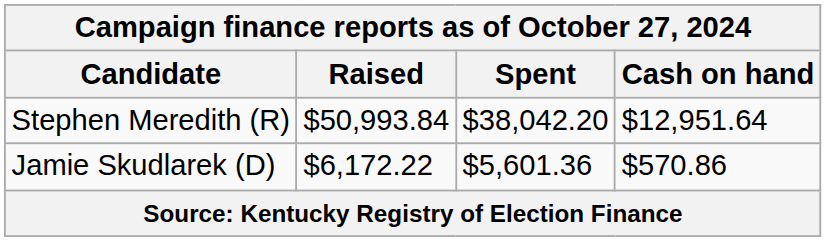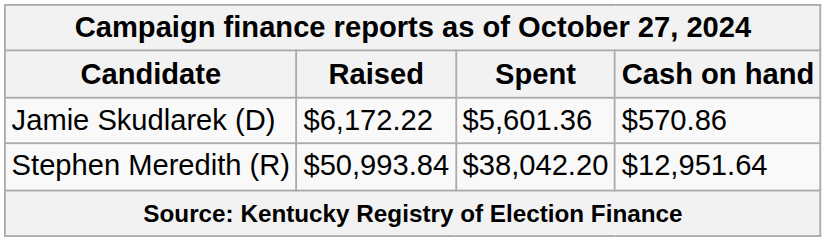rows swapped: (144, 166) <-> (151, 119)
